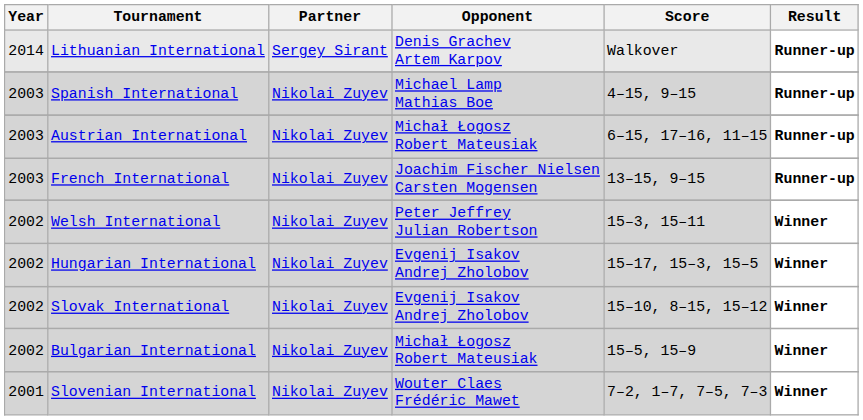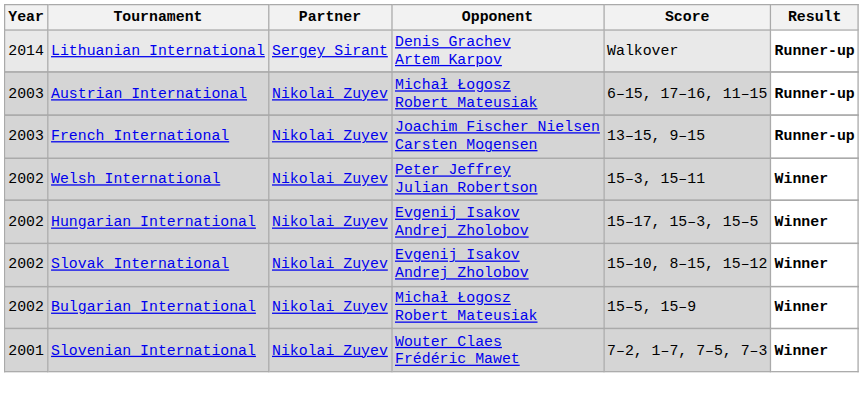- row: (145, 93)
